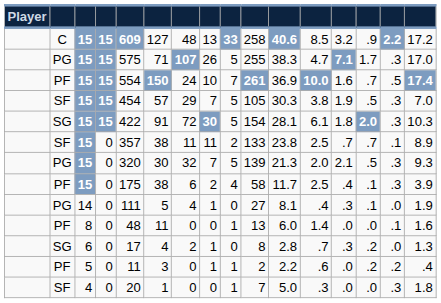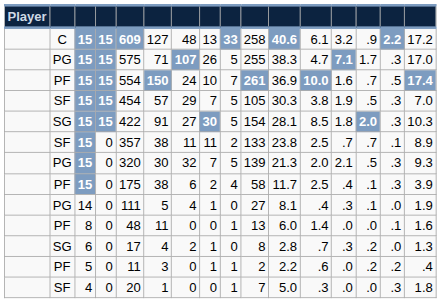(319, 39) 8.5 -> (319, 39) 6.1
(189, 122) 72 -> (189, 122) 27
(319, 122) 6.1 -> (319, 122) 8.5
